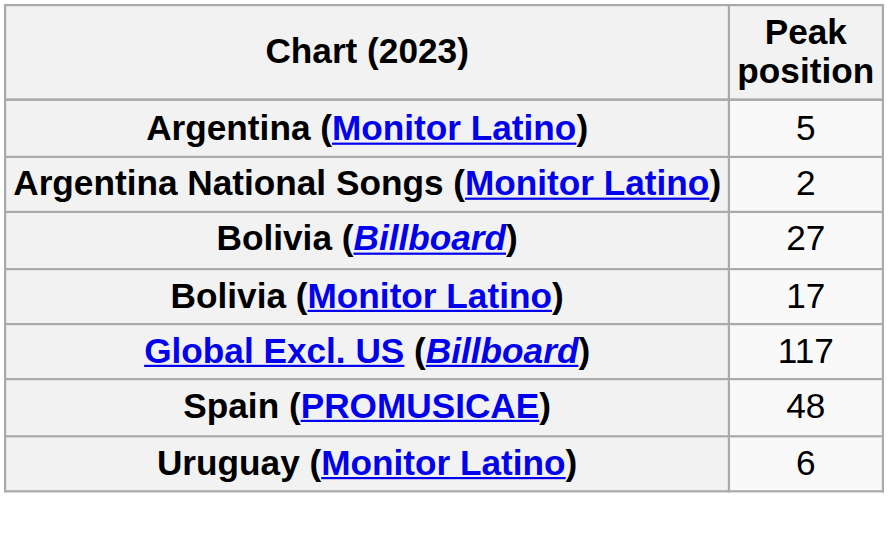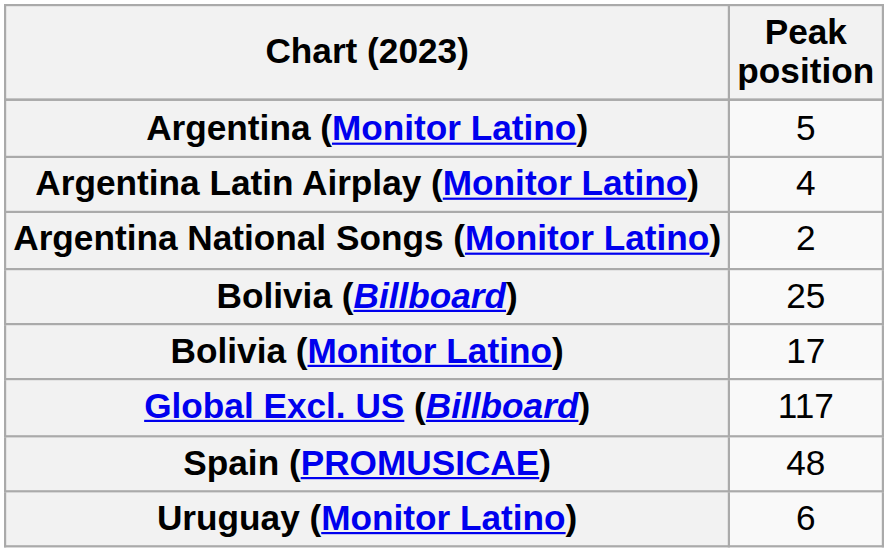+ row: (367, 183)
(806, 239) 27 -> (806, 295) 25
